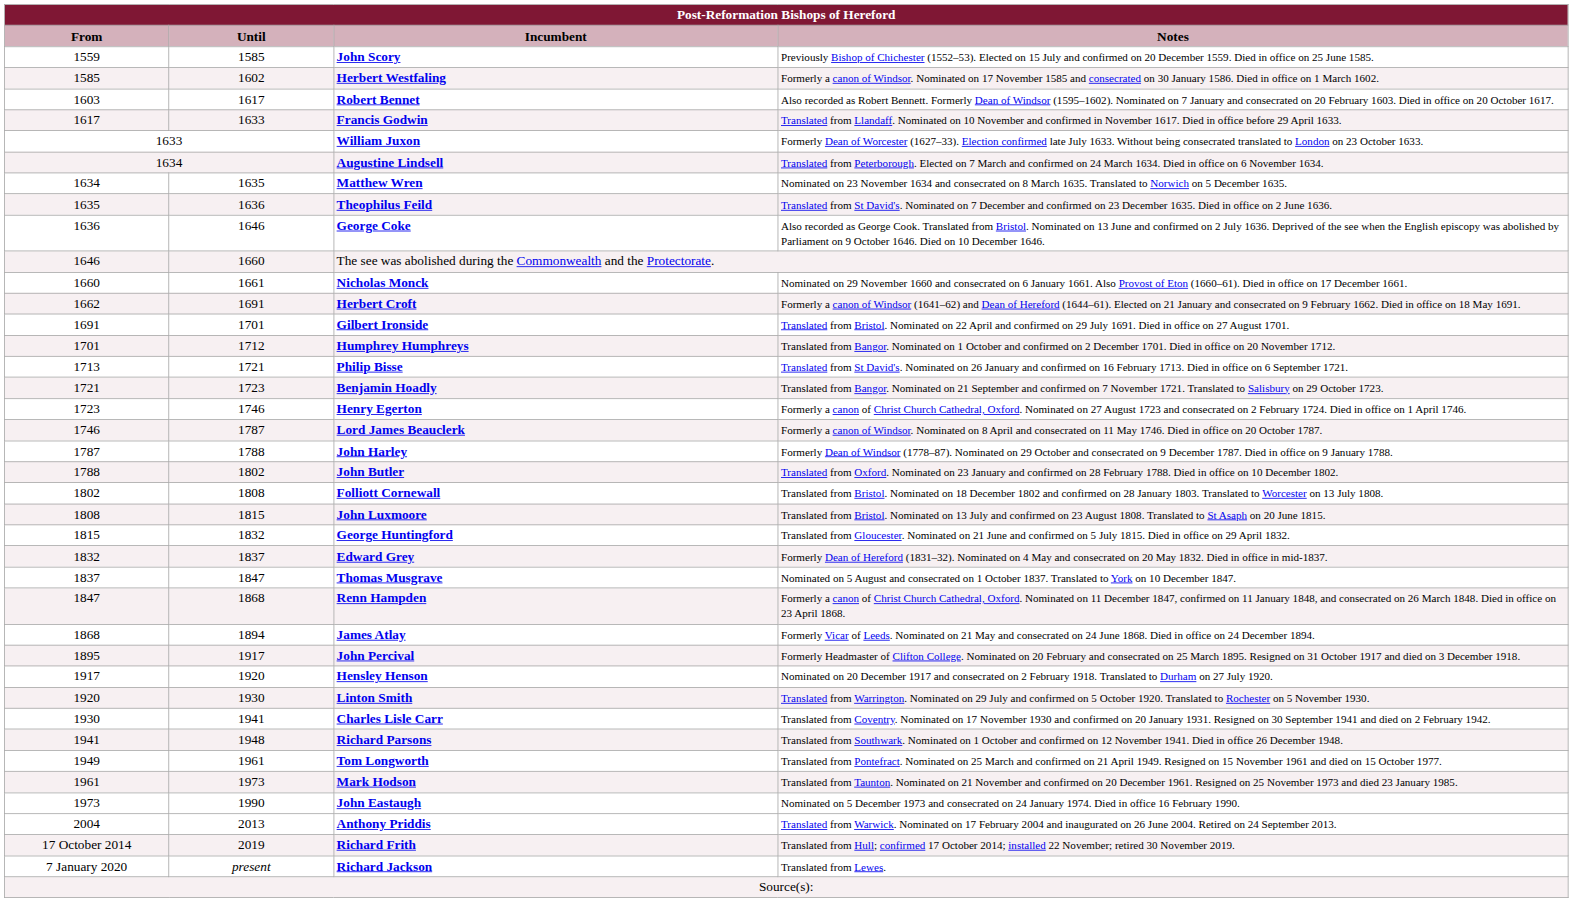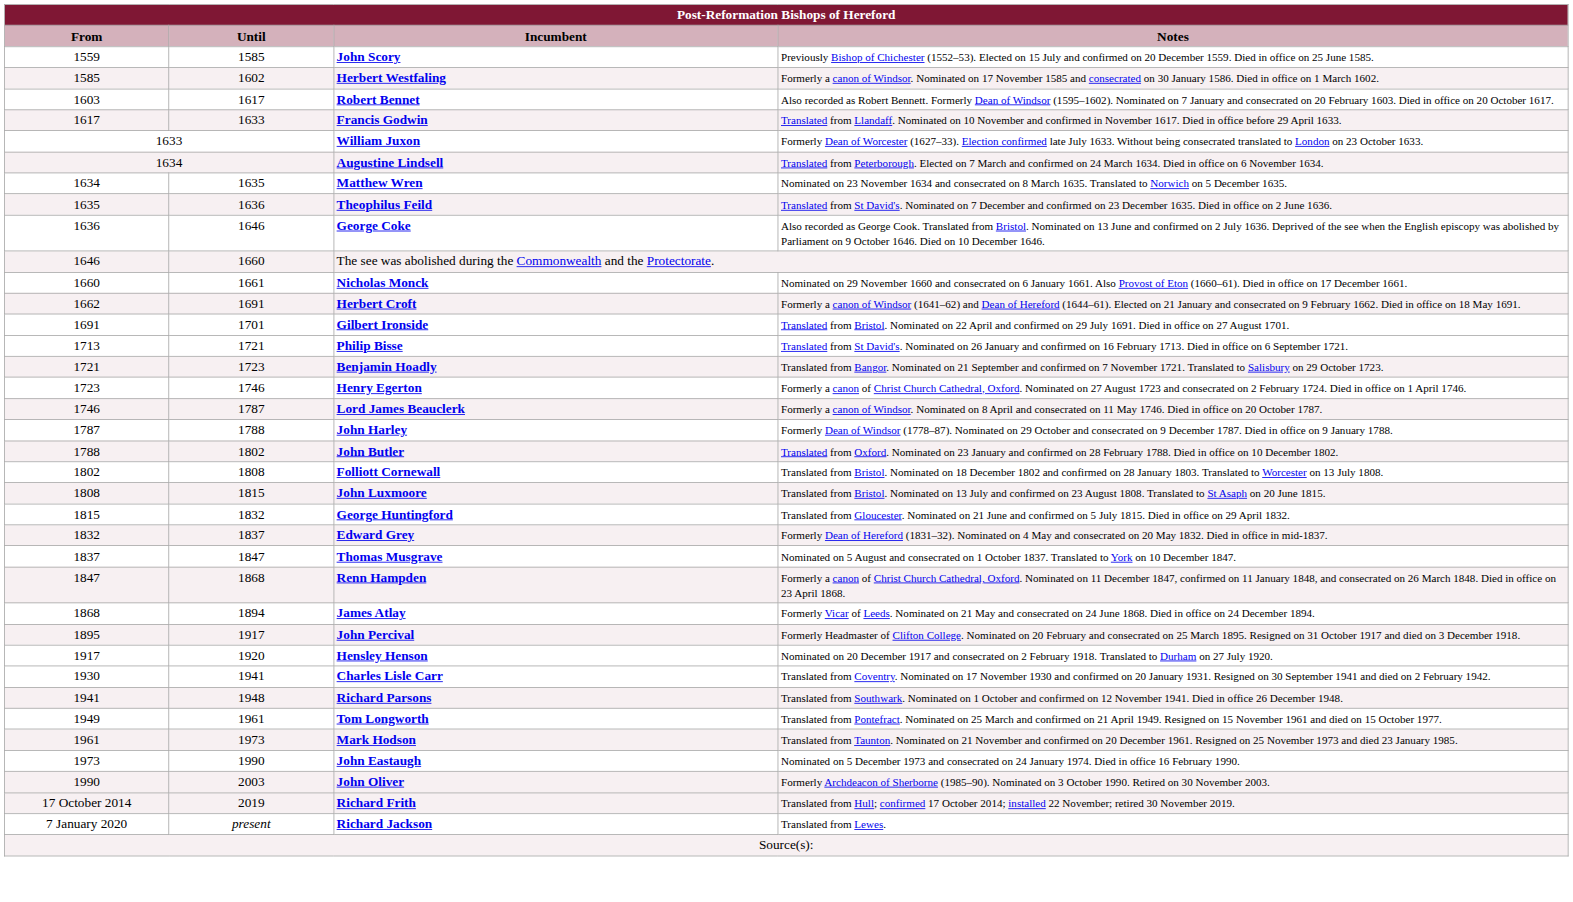- row: (403, 345)
- row: (374, 697)
+ row: (370, 782)
- row: (384, 824)
